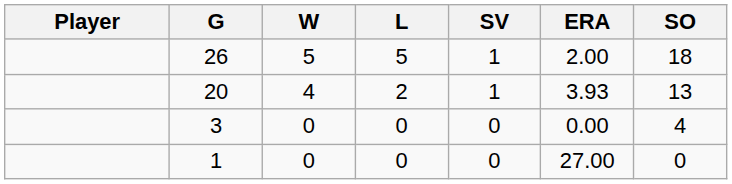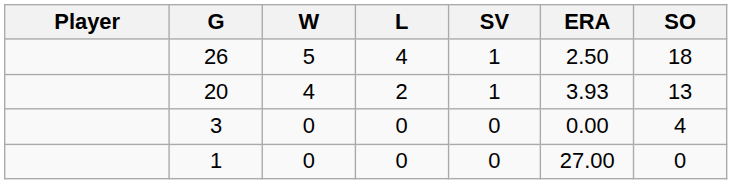(402, 56) 5 -> (402, 56) 4
(587, 56) 2.00 -> (587, 56) 2.50
